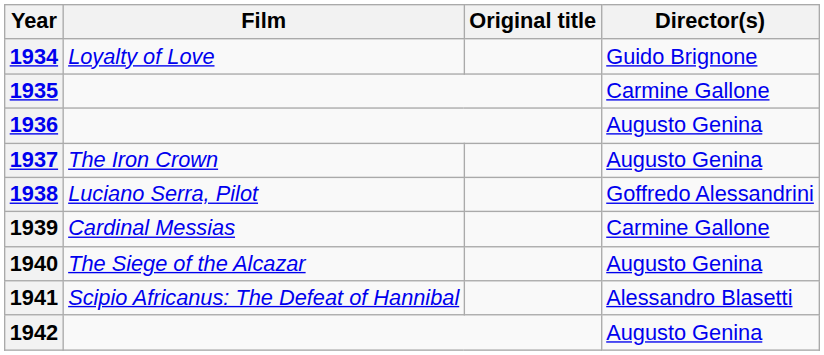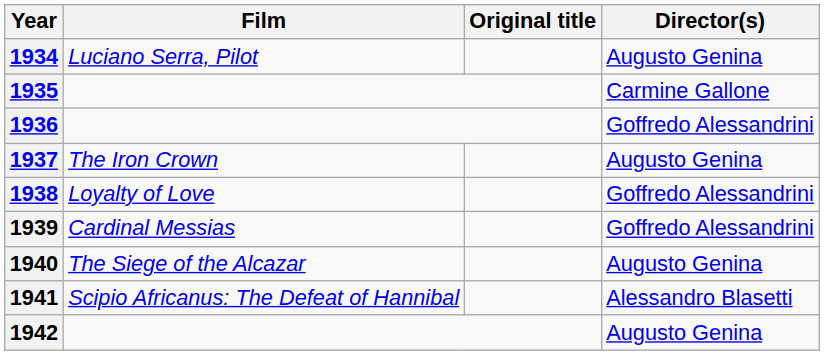(141, 56) Loyalty of Love -> (163, 56) Luciano Serra, Pilot
(682, 56) Guido Brignone -> (684, 56) Augusto Genina
(684, 125) Augusto Genina -> (710, 125) Goffredo Alessandrini
(163, 194) Luciano Serra, Pilot -> (141, 194) Loyalty of Love
(688, 228) Carmine Gallone -> (710, 228) Goffredo Alessandrini
